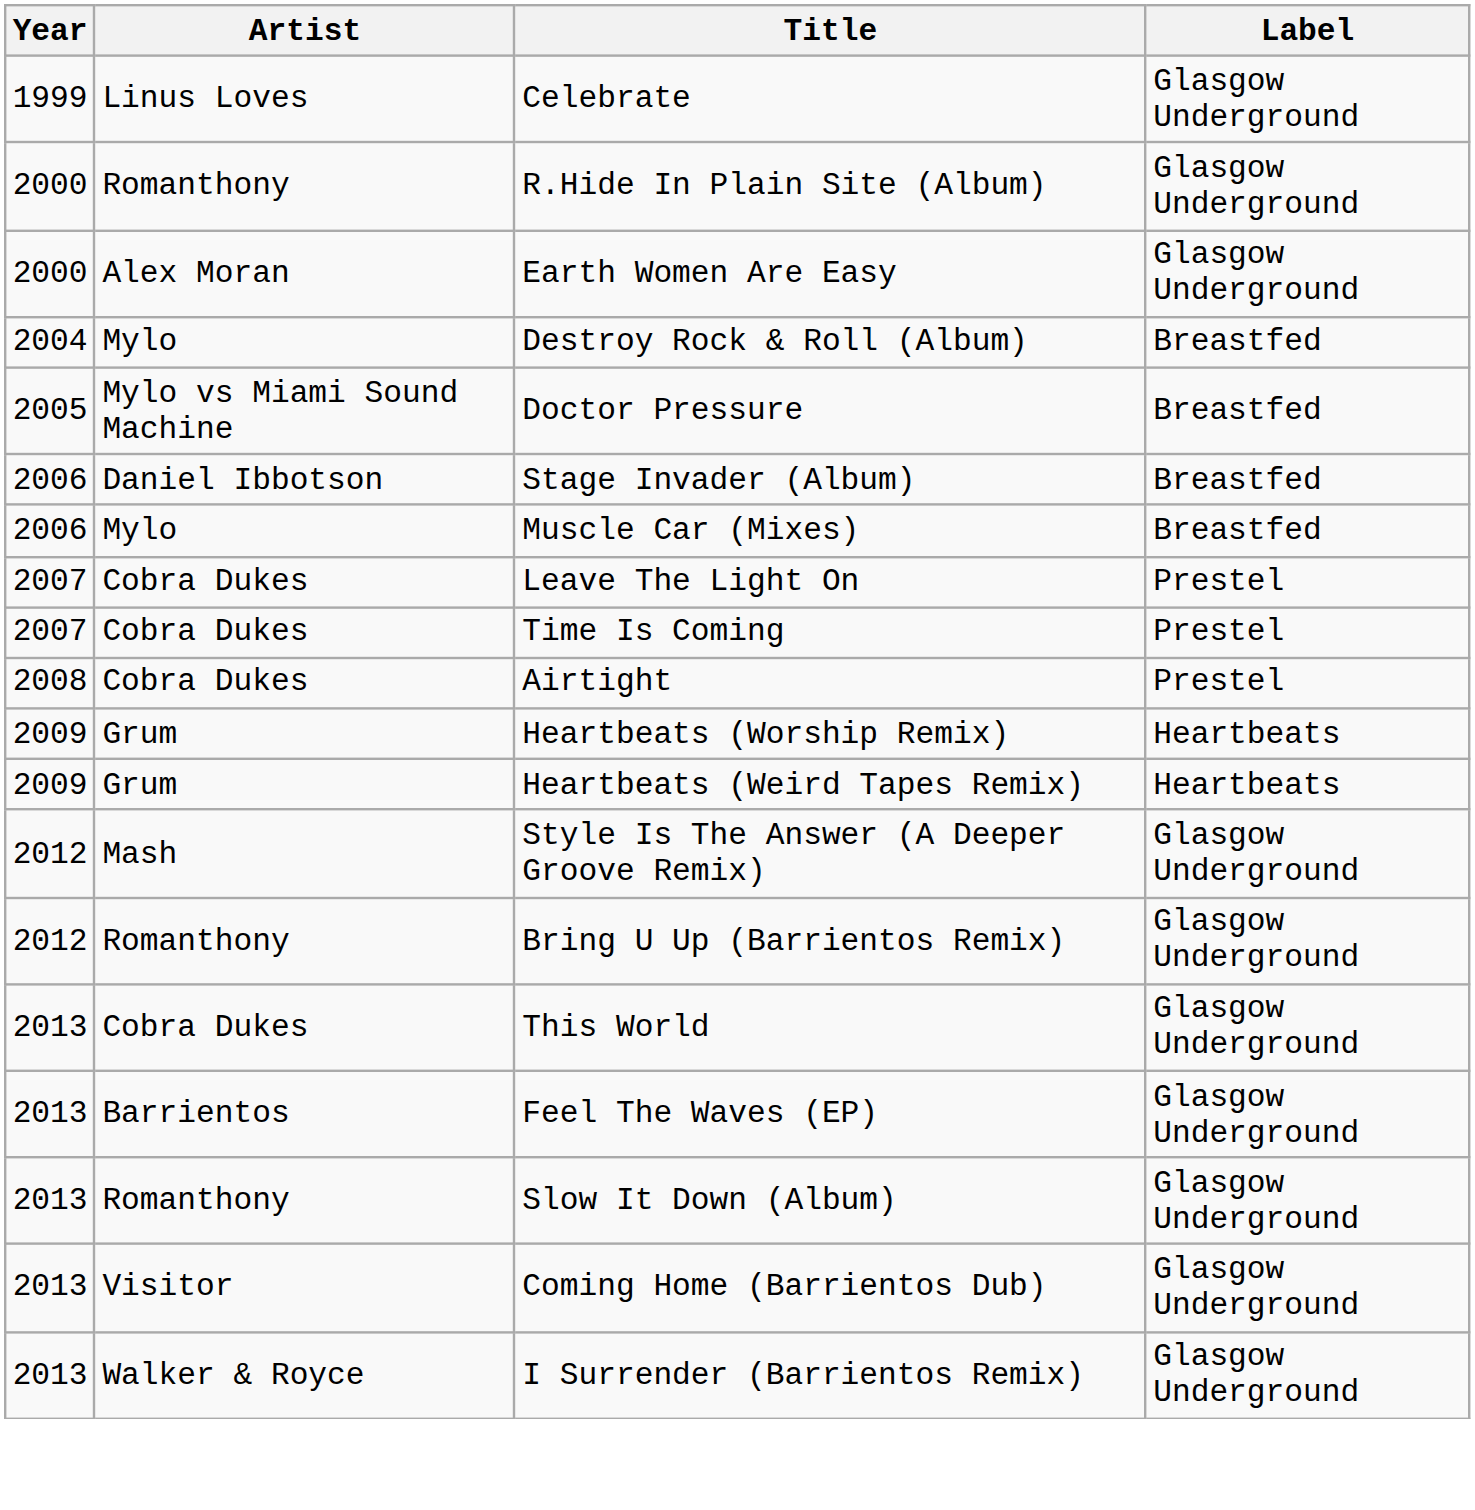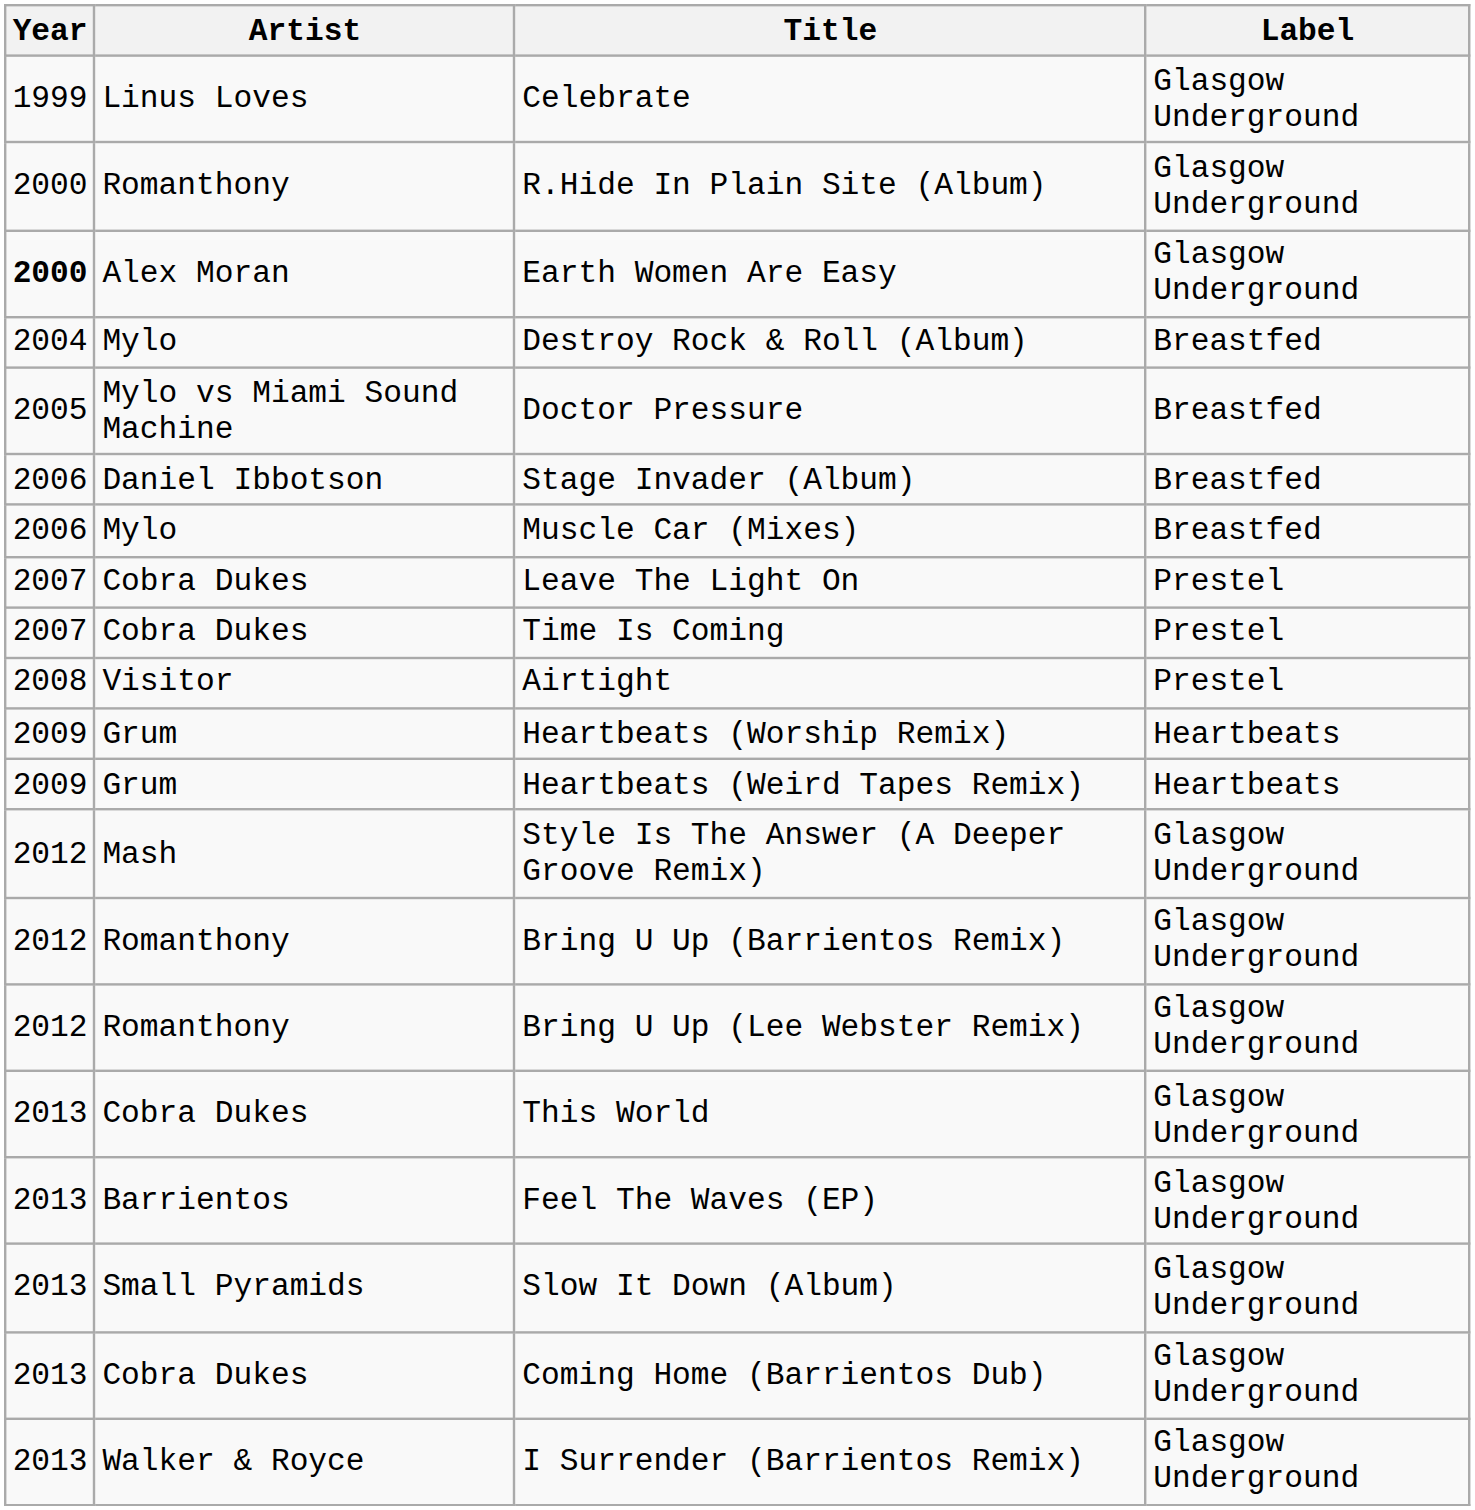(50, 273) normal -> (50, 273) bold
(205, 683) Cobra Dukes -> (168, 683) Visitor
+ row: (803, 1027)
(196, 1201) Romanthony -> (233, 1288) Small Pyramids
(168, 1288) Visitor -> (205, 1375) Cobra Dukes
